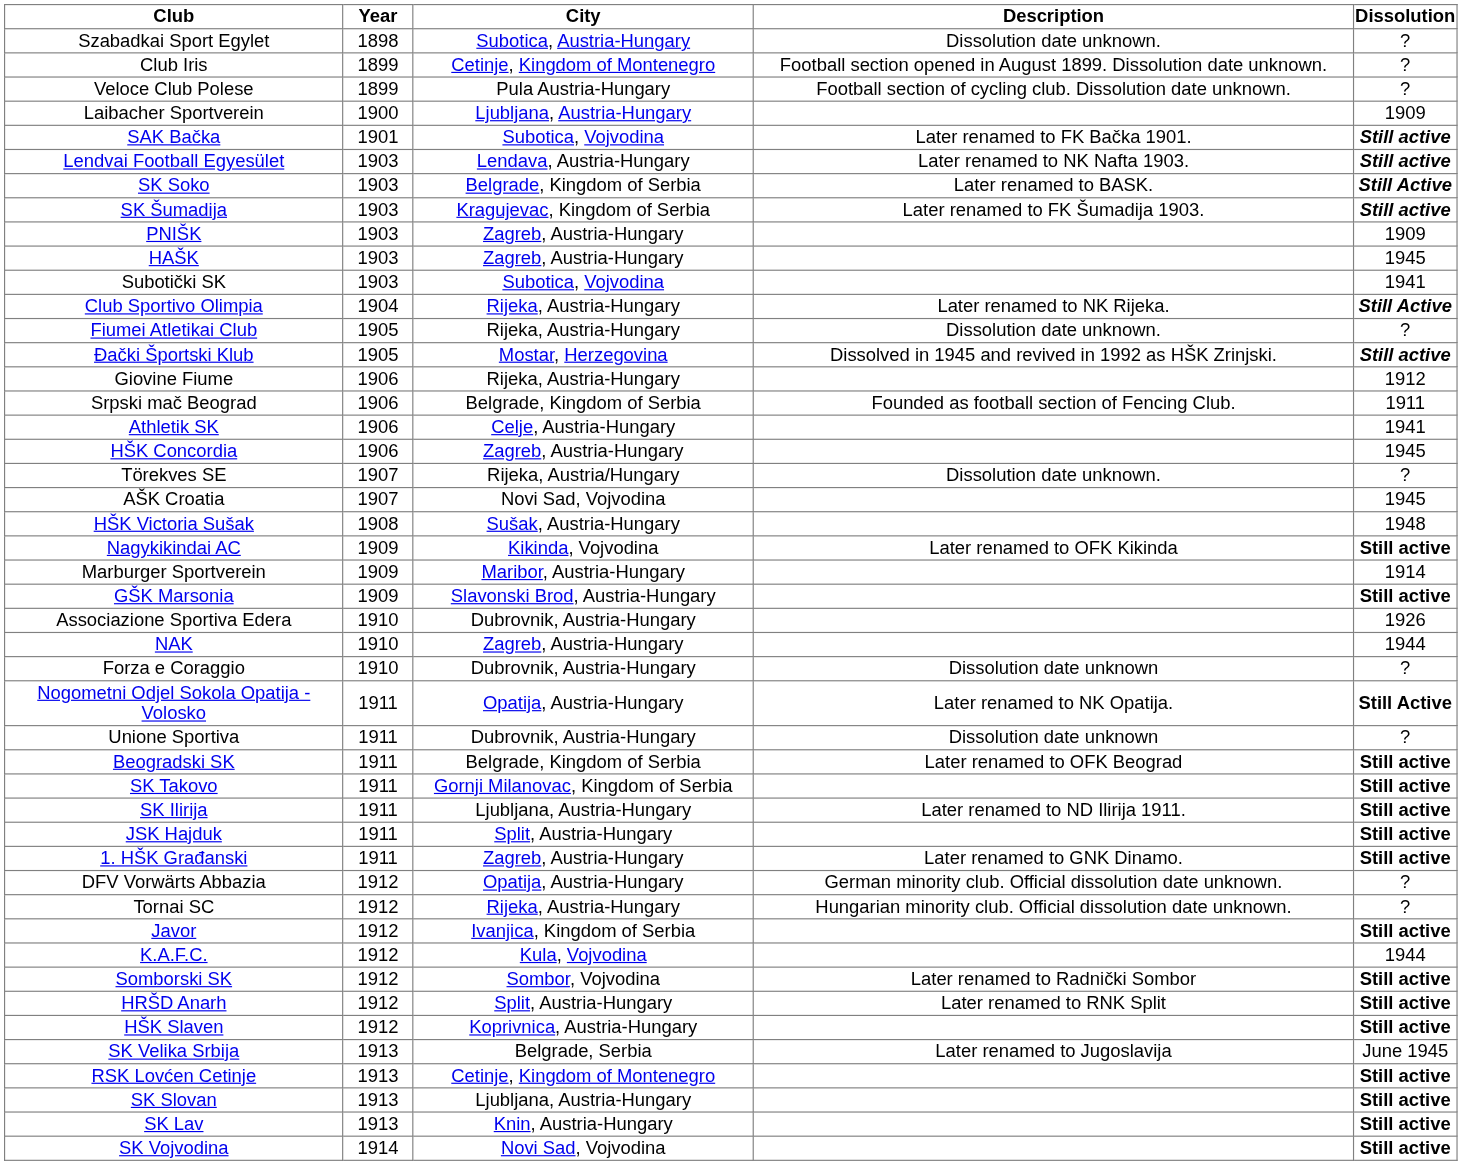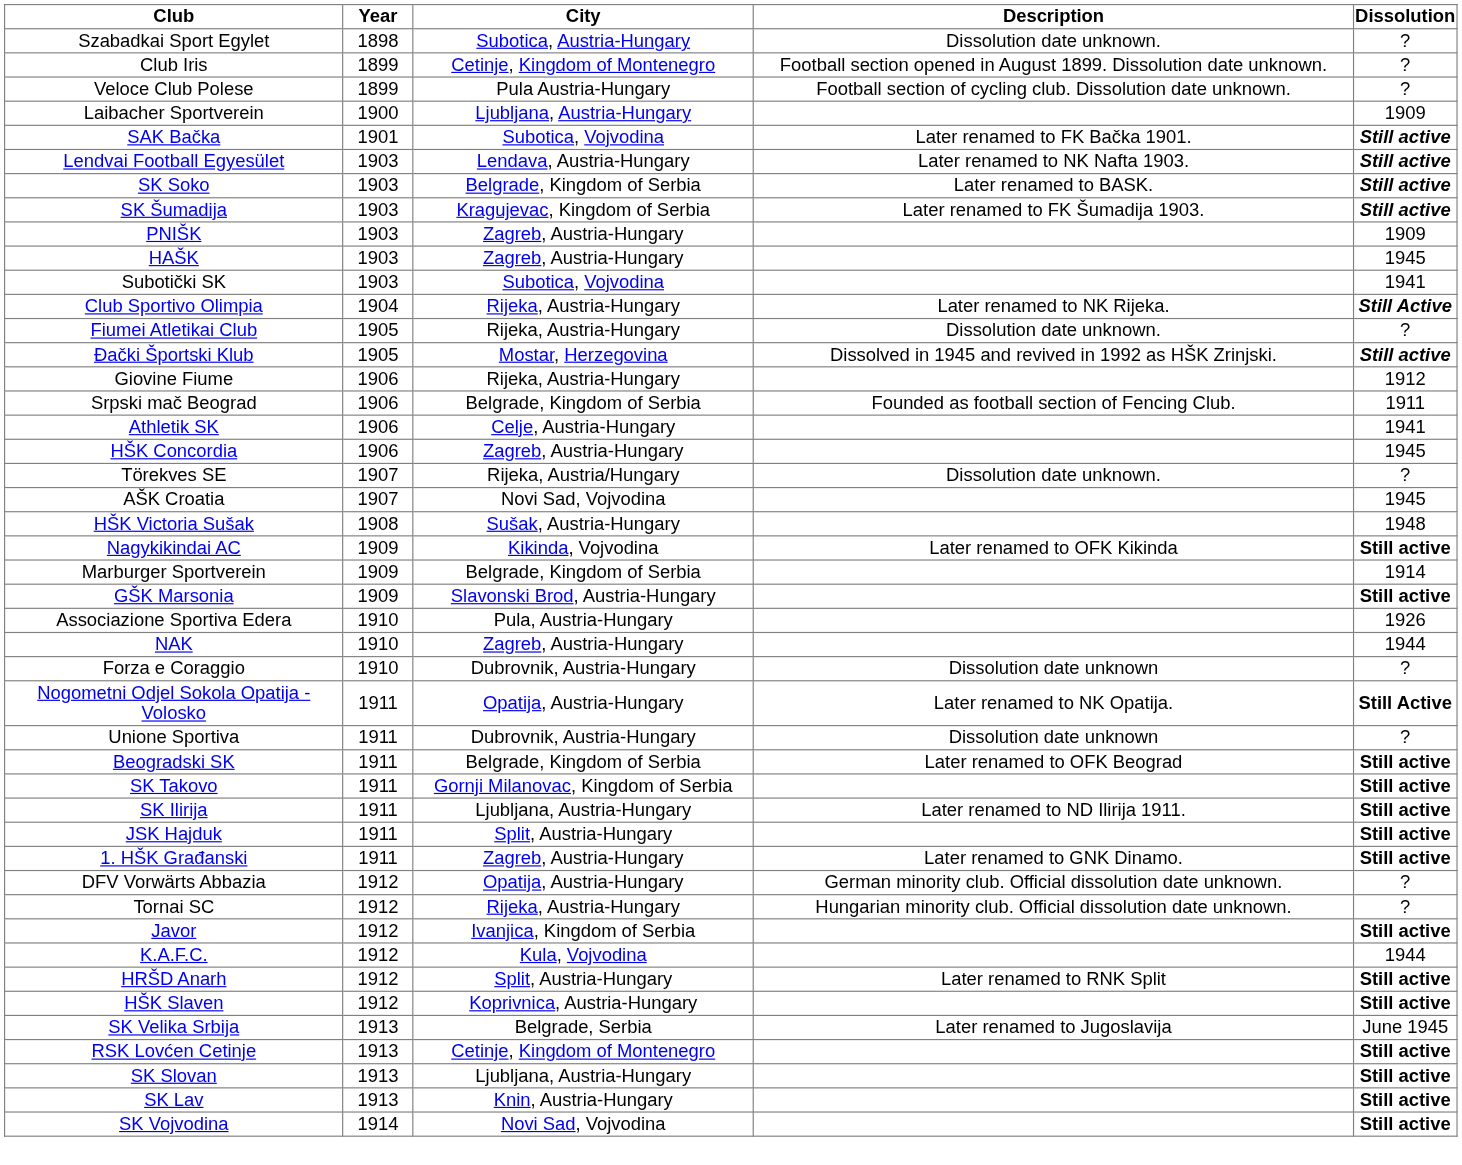(1405, 185) Still Active -> (1405, 185) Still active
(583, 572) Maribor, Austria-Hungary -> (583, 572) Belgrade, Kingdom of Serbia
(583, 620) Dubrovnik, Austria-Hungary -> (583, 620) Pula, Austria-Hungary
- row: (174, 979)
